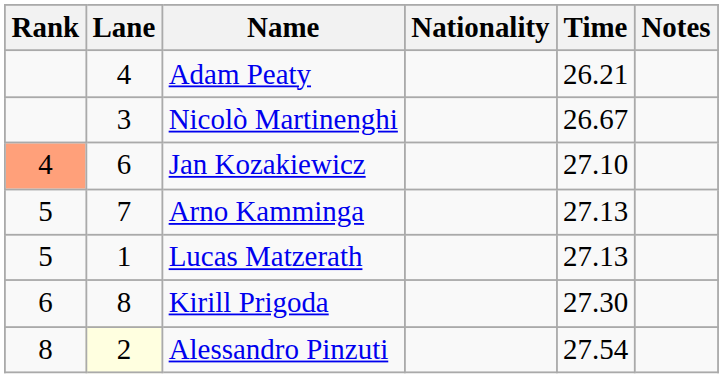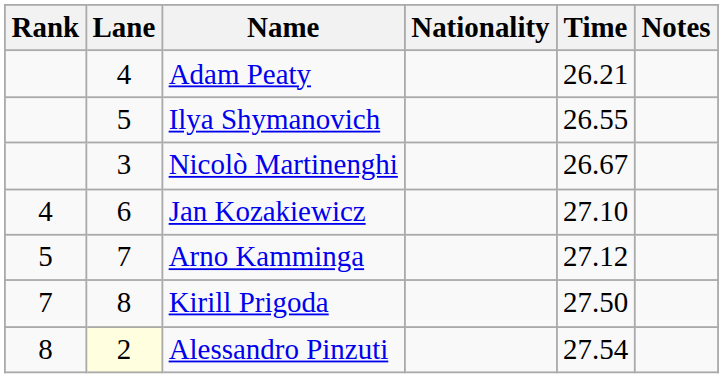+ row: (274, 119)
(45, 165) lightsalmon background -> (45, 211) no background
(596, 211) 27.13 -> (596, 257) 27.12
- row: (266, 257)
(45, 303) 6 -> (45, 303) 7
(596, 303) 27.30 -> (596, 303) 27.50
